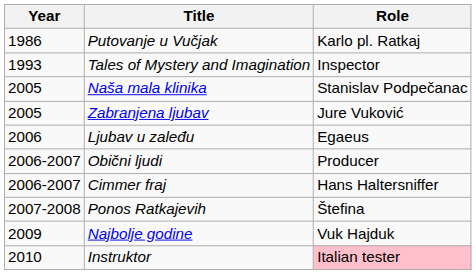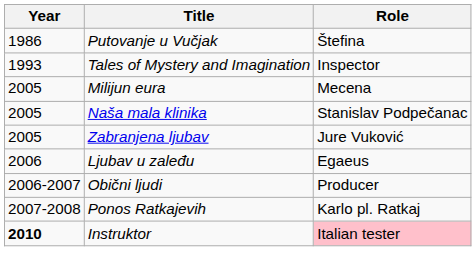(369, 40) Karlo pl. Ratkaj -> (341, 40) Štefina
+ row: (127, 88)
- row: (127, 185)
(341, 209) Štefina -> (369, 209) Karlo pl. Ratkaj
- row: (140, 233)
(25, 257) normal -> (25, 233) bold
